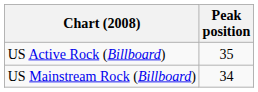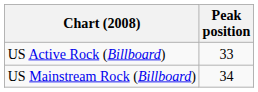(226, 53) 35 -> (226, 53) 33
